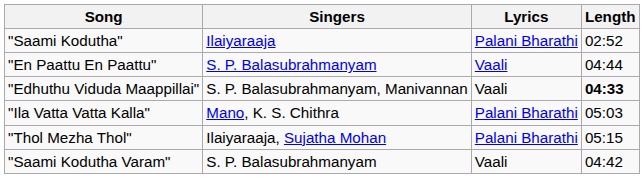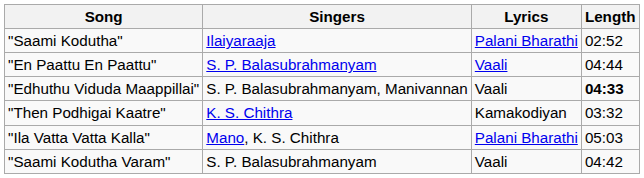+ row: (87, 113)
- row: (70, 137)
